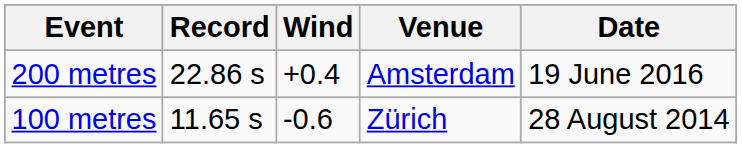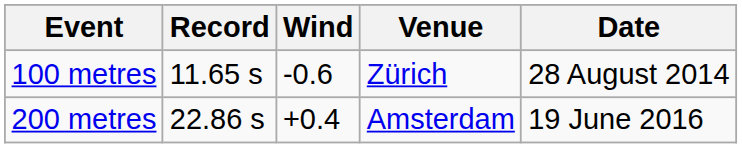rows swapped: (84, 119) <-> (84, 73)
